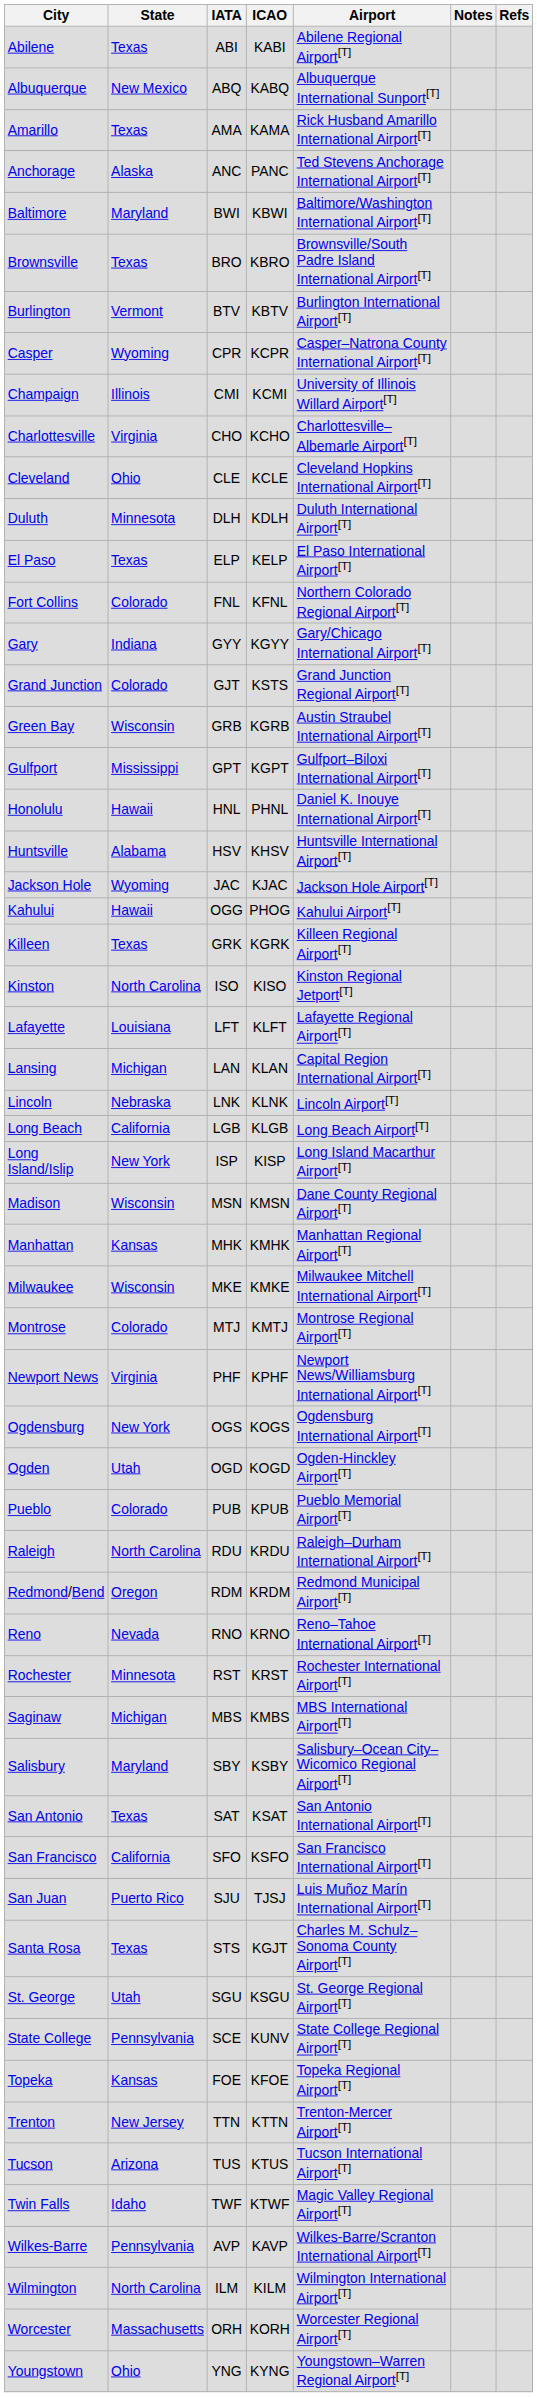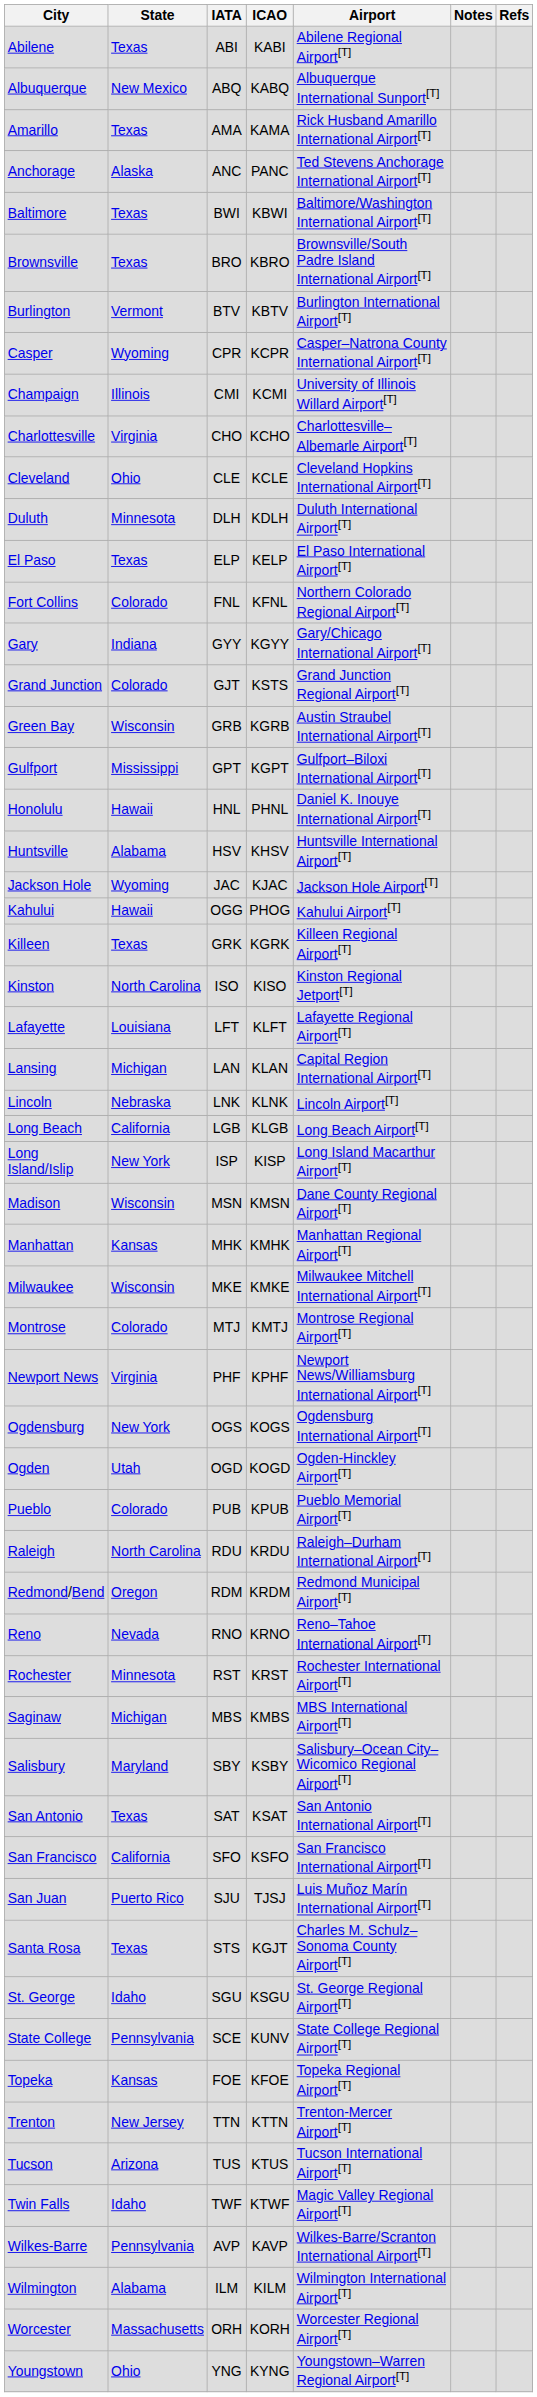(140, 213) Maryland -> (129, 213) Texas
(126, 1997) Utah -> (129, 1997) Idaho
(156, 2288) North Carolina -> (139, 2288) Alabama
